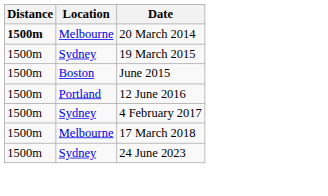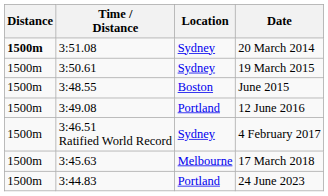+ column: (115, 21)
(86, 34) Melbourne -> (196, 48) Sydney
(77, 152) Sydney -> (199, 181) Portland
